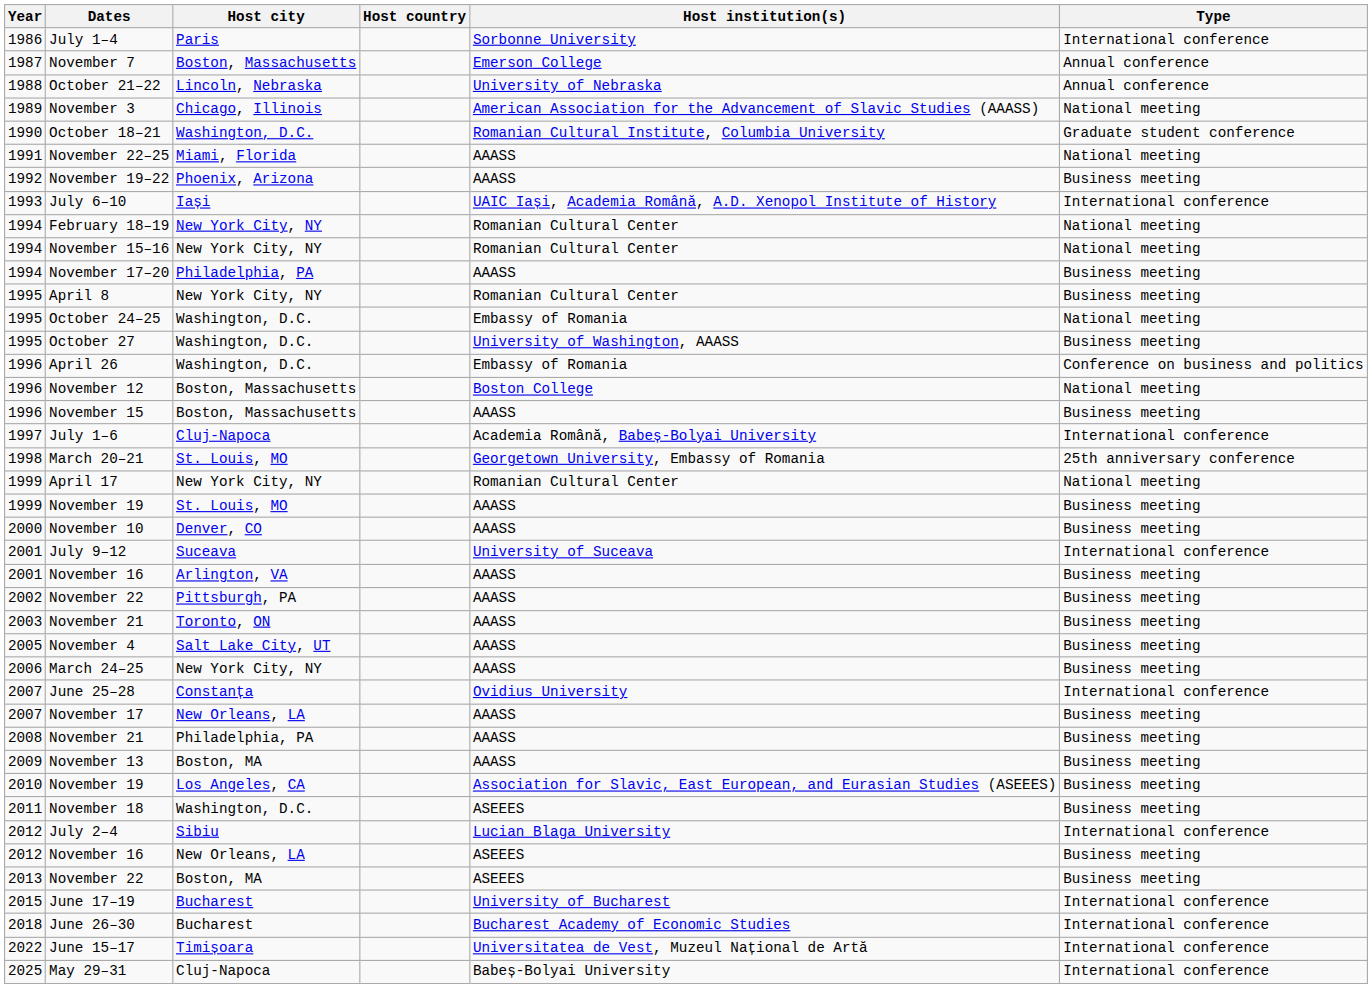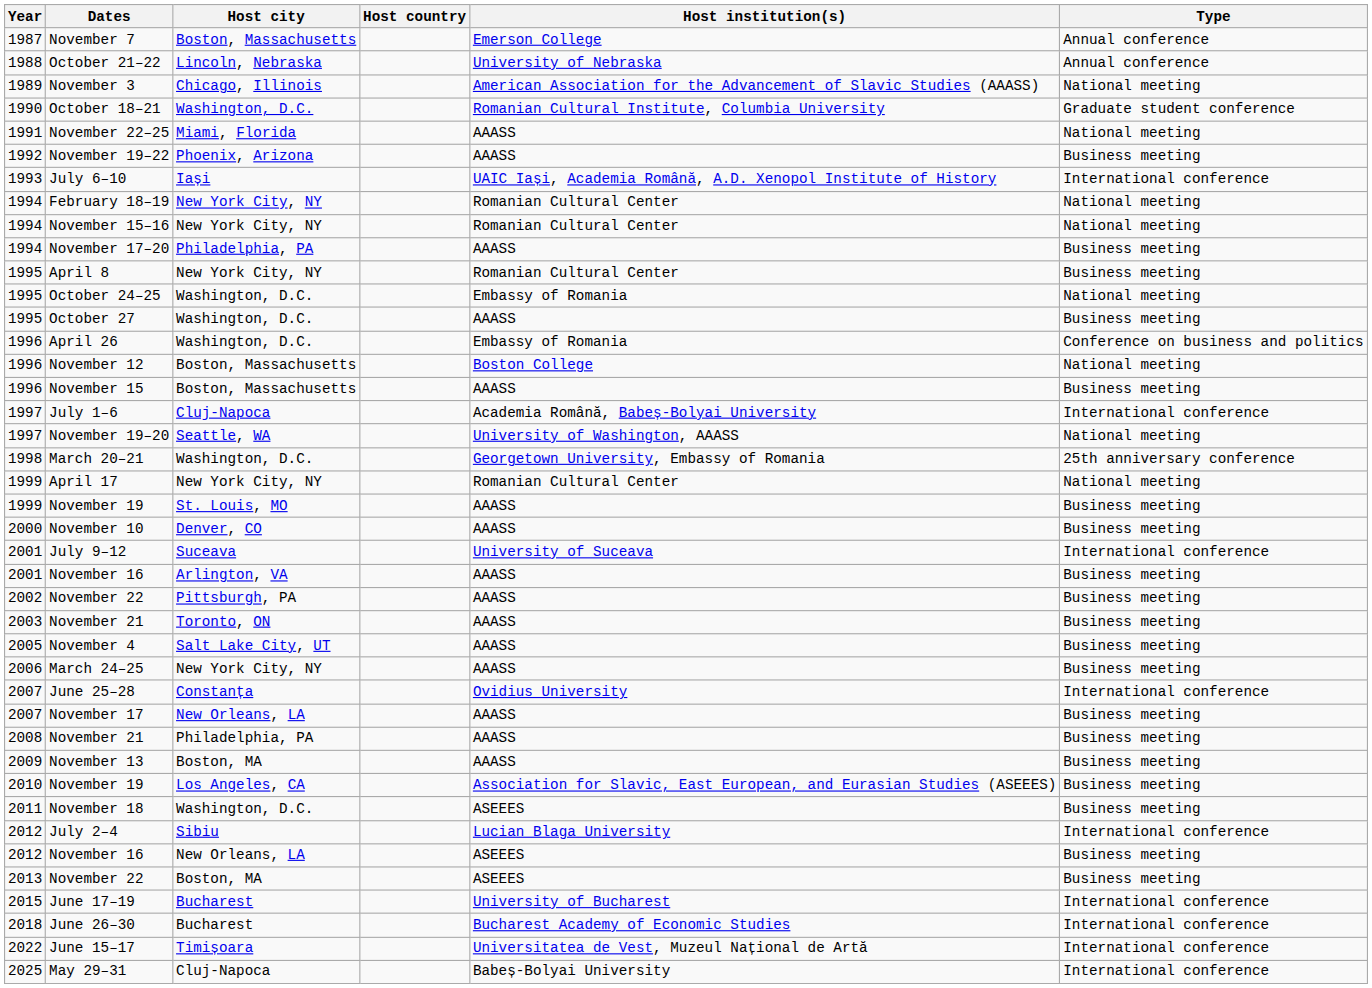- row: (25, 40)
(606, 342) University of Washington, AAASS -> (494, 319) AAASS
+ row: (25, 436)
(232, 459) St. Louis, MO -> (245, 459) Washington, D.C.
